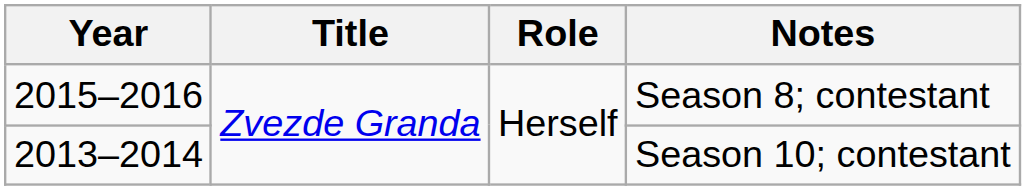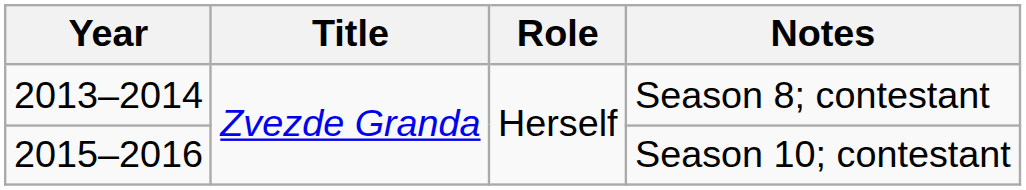(108, 94) 2015–2016 -> (108, 94) 2013–2014
(108, 154) 2013–2014 -> (108, 154) 2015–2016
